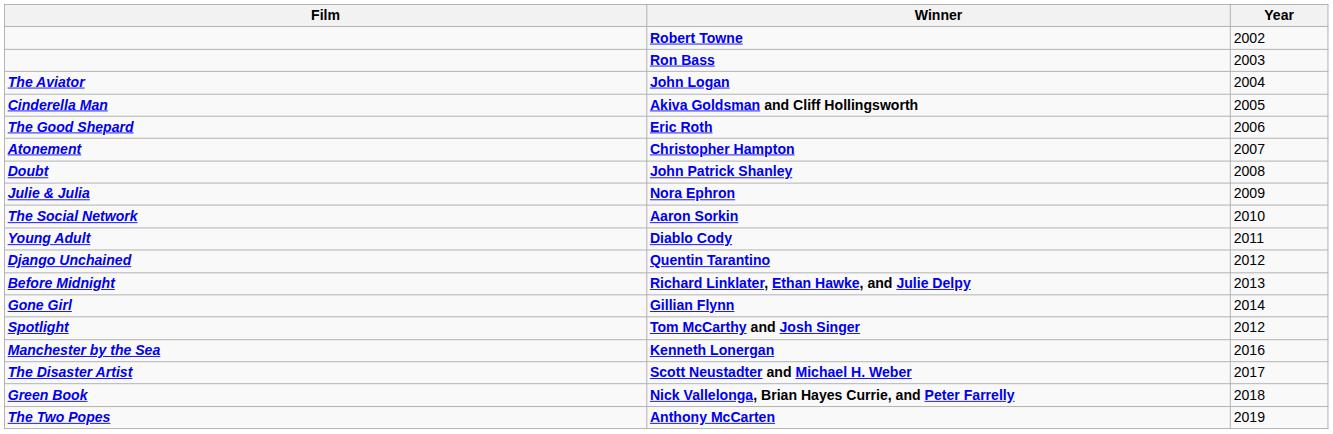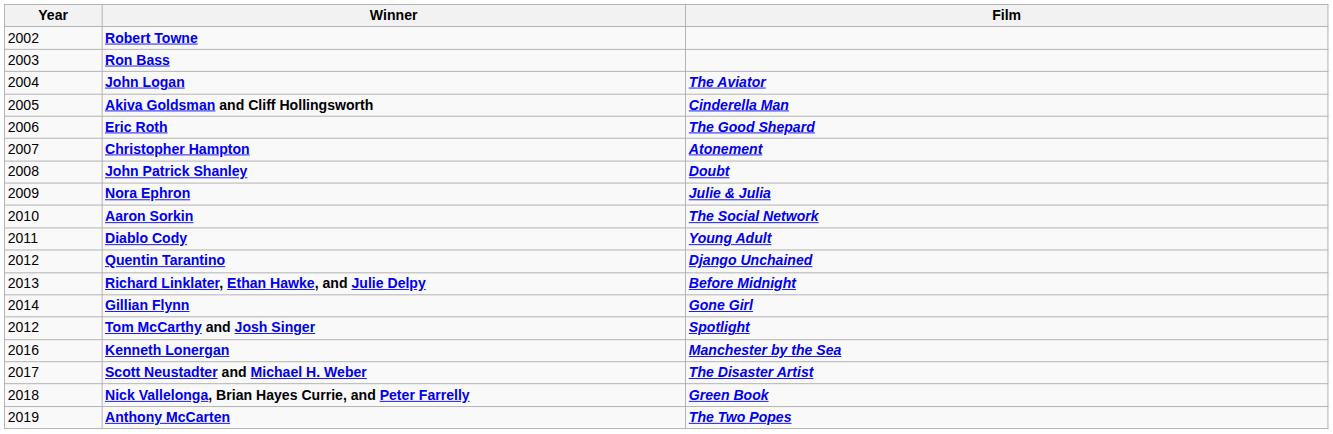columns swapped: (1279, 15) <-> (326, 15)
